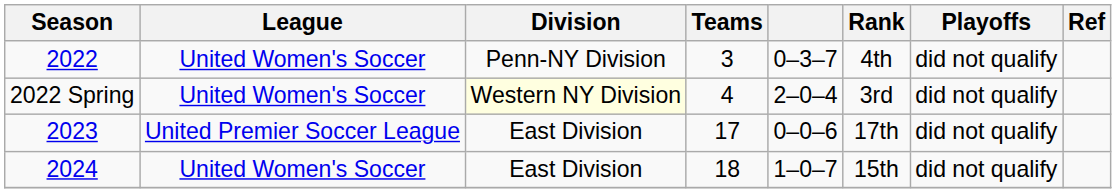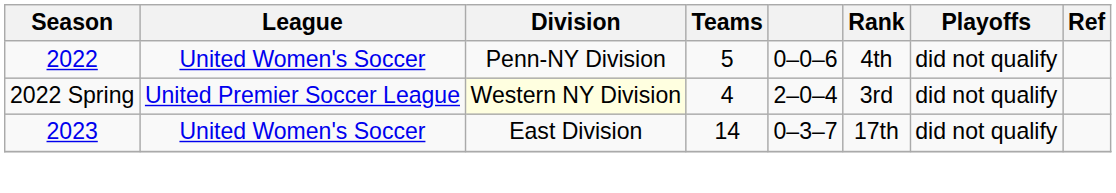(727, 59) 3 -> (727, 59) 5
(806, 59) 0–3–7 -> (806, 59) 0–0–6
(302, 95) United Women's Soccer -> (302, 95) United Premier Soccer League
(302, 132) United Premier Soccer League -> (302, 132) United Women's Soccer
(727, 132) 17 -> (727, 132) 14
(806, 132) 0–0–6 -> (806, 132) 0–3–7
- row: (72, 168)
